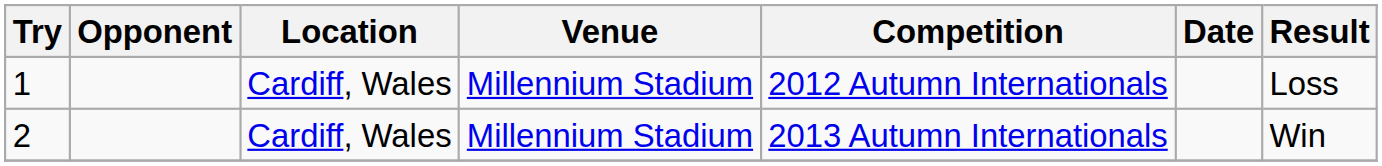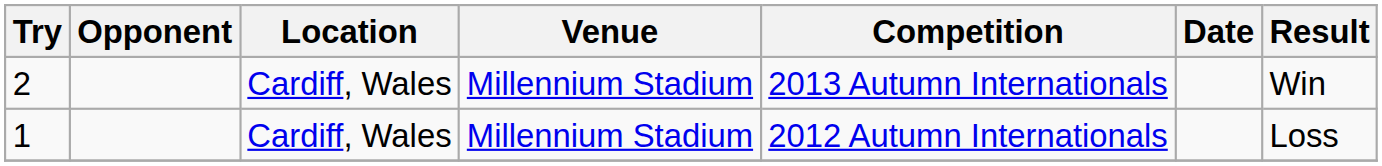rows swapped: (22, 83) <-> (22, 135)
